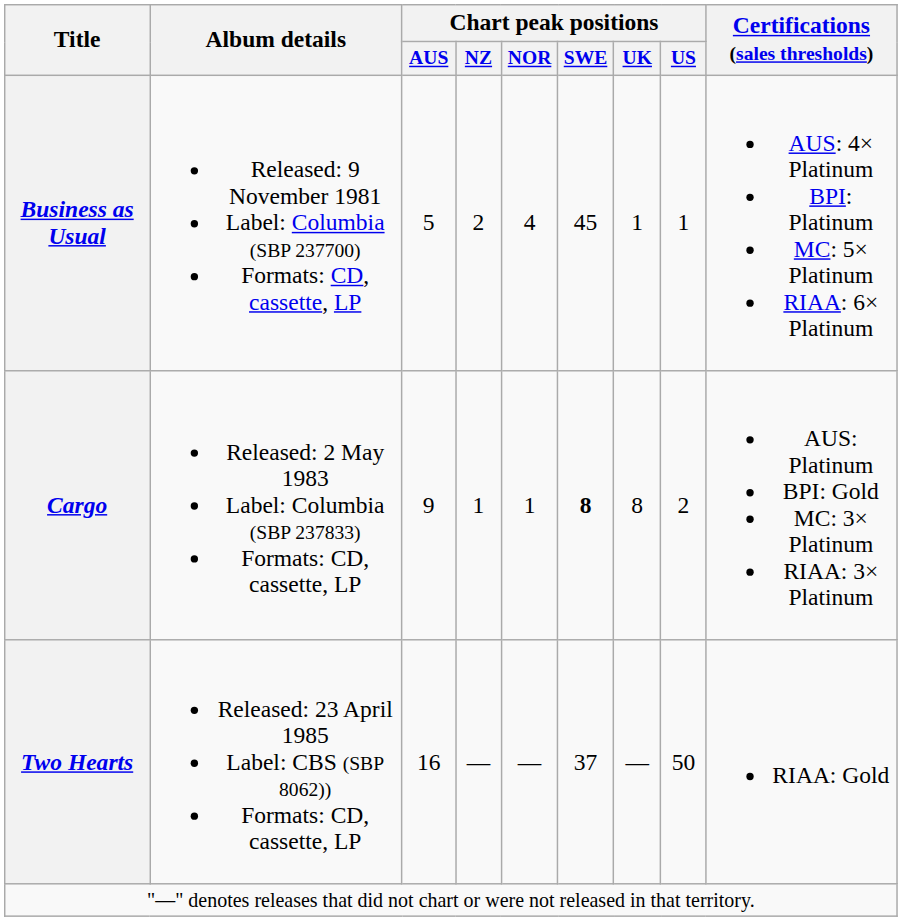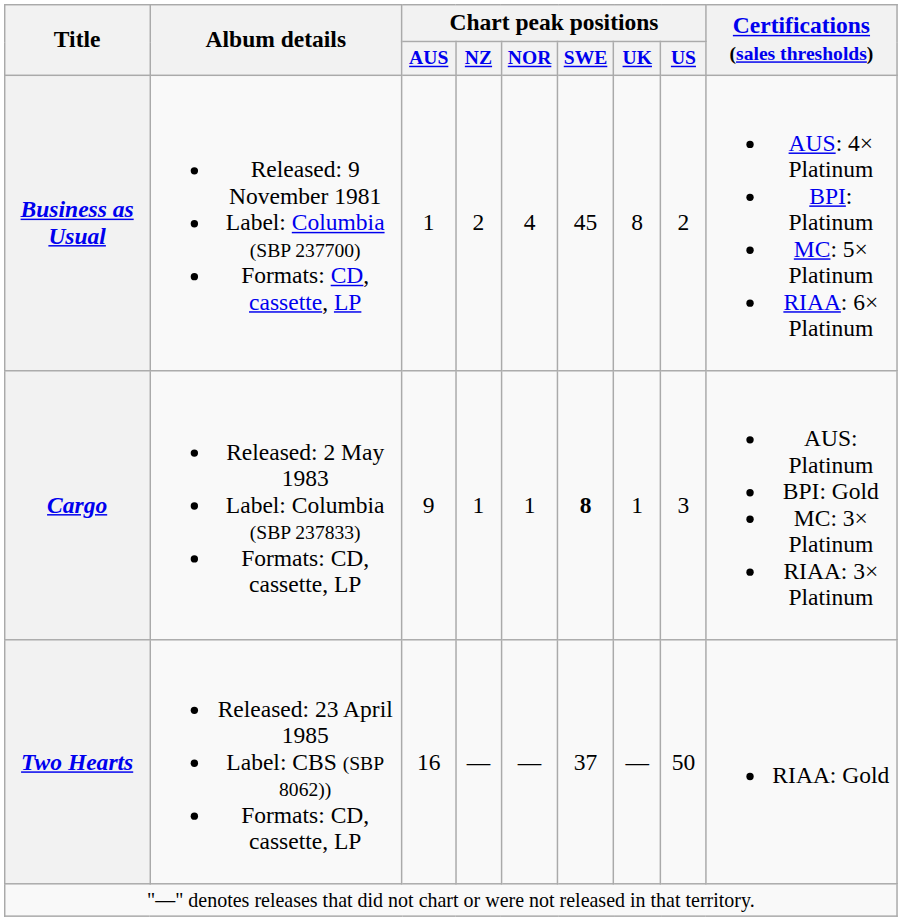(429, 222) 5 -> (429, 222) 1
(637, 222) 1 -> (637, 222) 8
(683, 222) 1 -> (683, 222) 2
(637, 505) 8 -> (637, 505) 1
(683, 505) 2 -> (683, 505) 3
